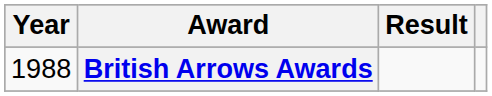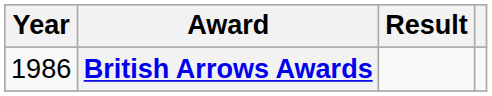(41, 68) 1988 -> (41, 68) 1986
